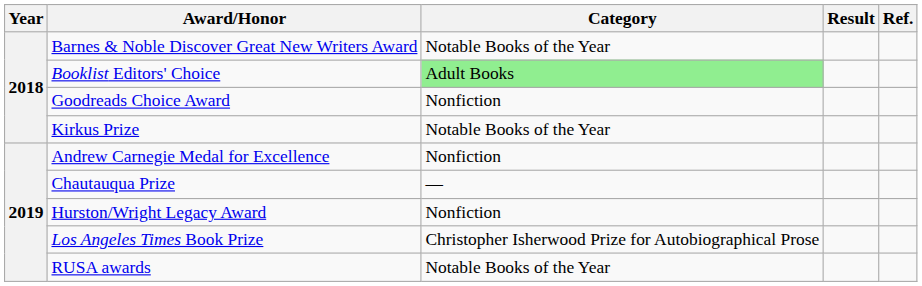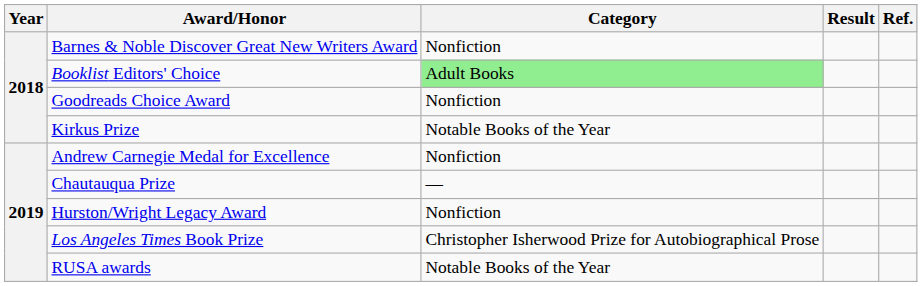(518, 45) Notable Books of the Year -> (463, 45) Nonfiction
